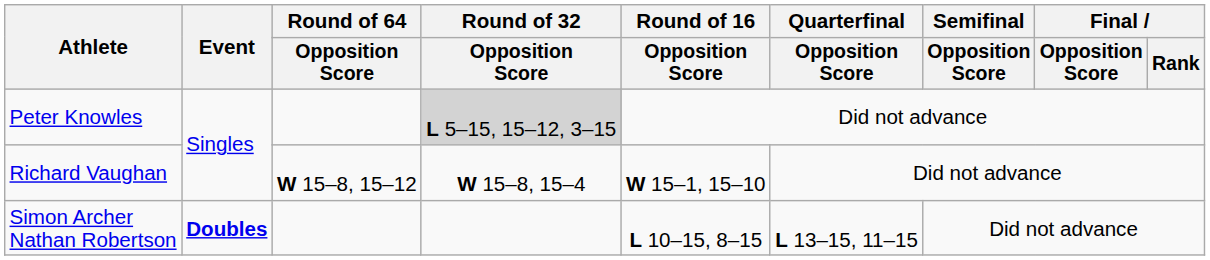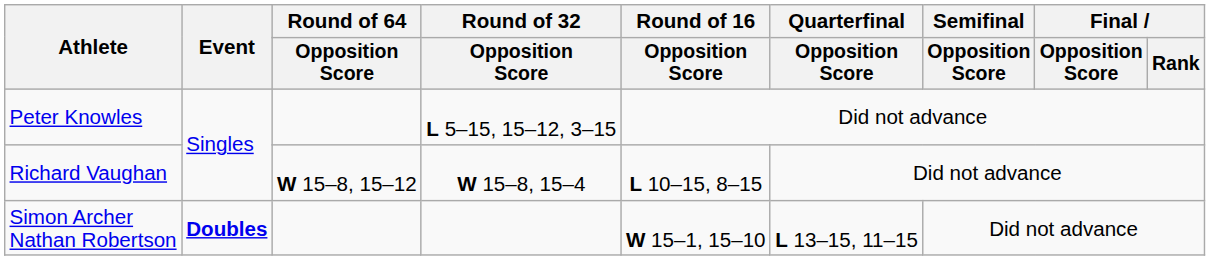(521, 129) lightgrey background -> (521, 129) no background
(696, 184) W 15–1, 15–10 -> (696, 184) L 10–15, 8–15
(696, 240) L 10–15, 8–15 -> (696, 240) W 15–1, 15–10
